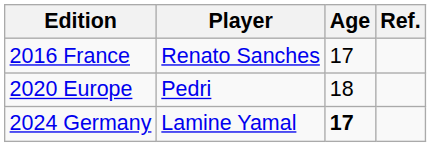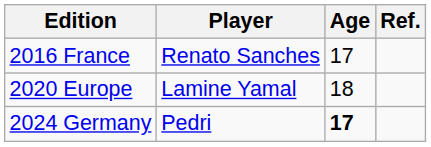(186, 89) Pedri -> (229, 89) Lamine Yamal
(229, 123) Lamine Yamal -> (186, 123) Pedri
